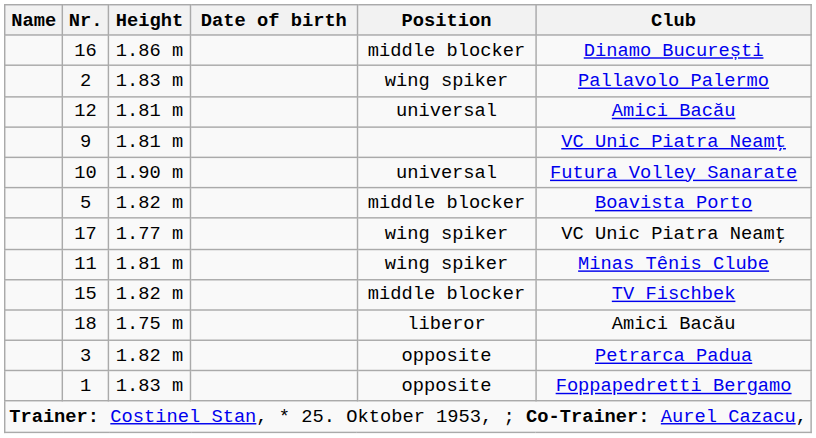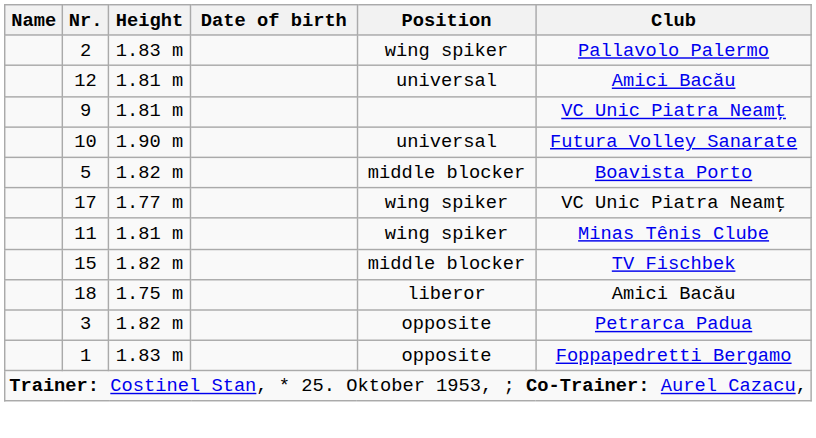- row: (86, 50)
